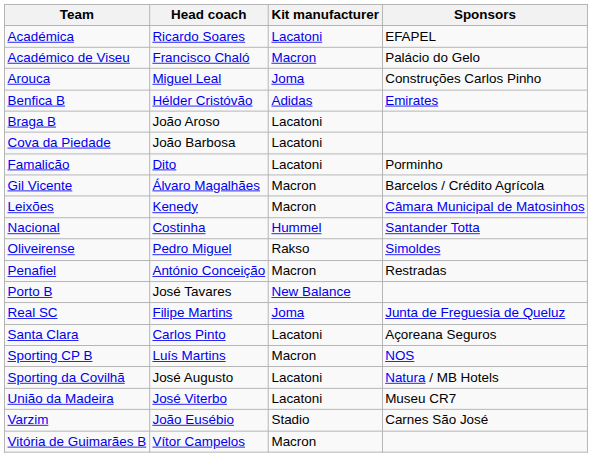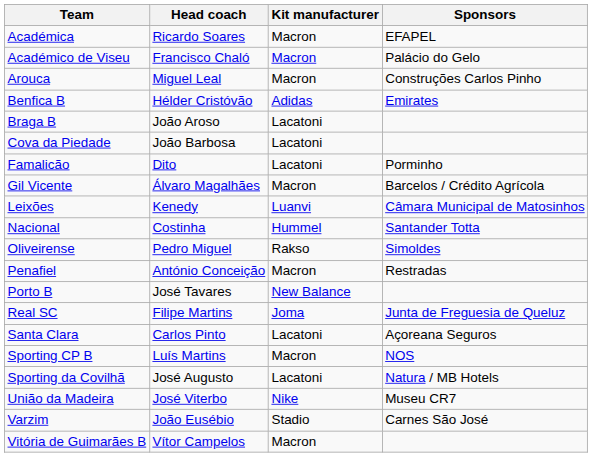(297, 36) Lacatoni -> (294, 36) Macron
(288, 79) Joma -> (294, 79) Macron
(294, 206) Macron -> (291, 206) Luanvi
(297, 398) Lacatoni -> (285, 398) Nike
